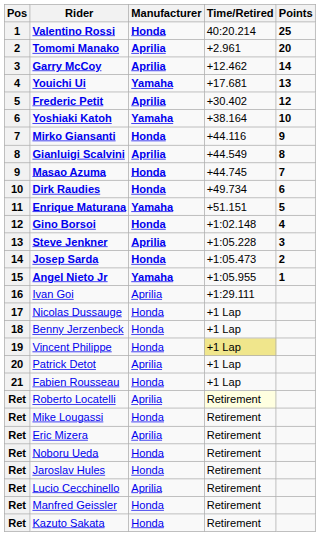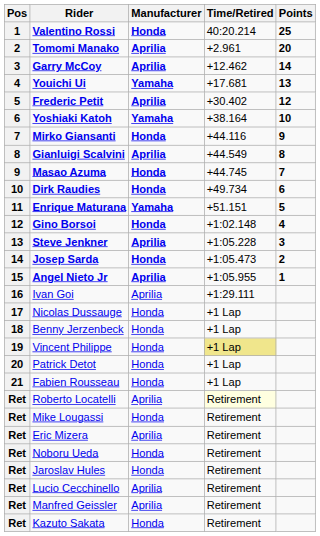(152, 277) Yamaha -> (148, 277) Aprilia
(147, 365) Aprilia -> (148, 365) Honda
(148, 505) Honda -> (147, 505) Aprilia
